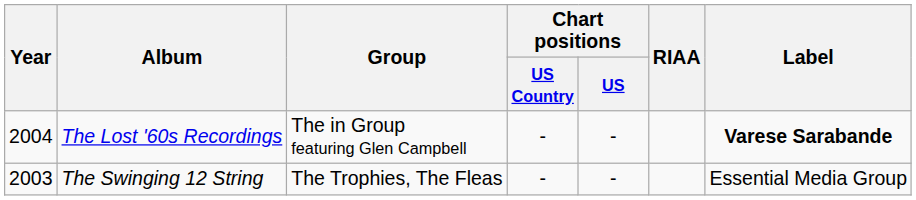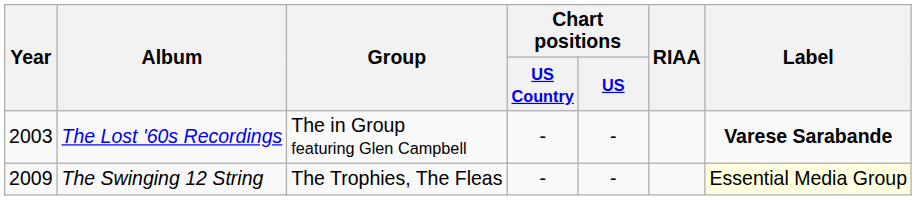(31, 136) 2004 -> (31, 136) 2003
(31, 178) 2003 -> (31, 178) 2009
(808, 178) no background -> (808, 178) lightyellow background
